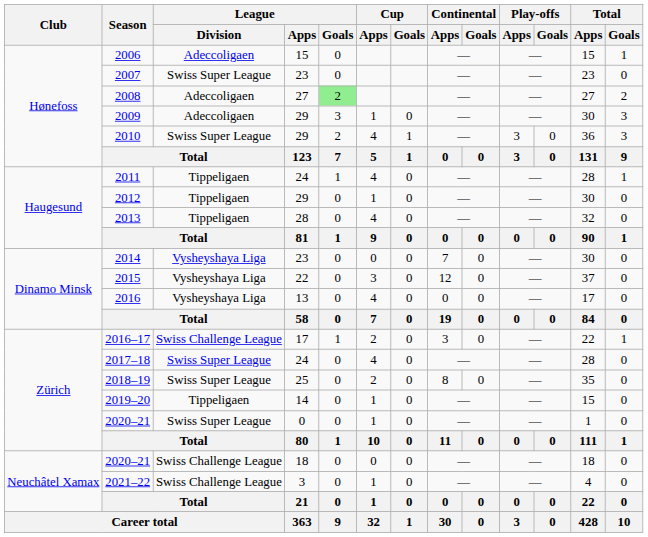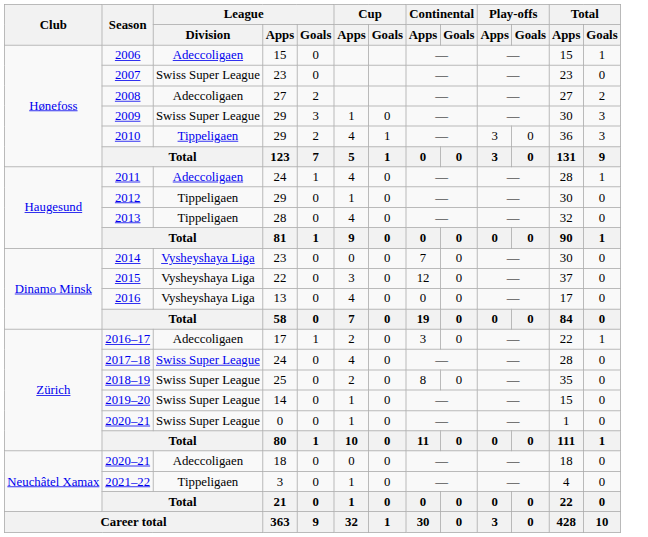(338, 95) lightgreen background -> (316, 95) no background
(219, 116) Adeccoligaen -> (208, 116) Swiss Super League
(219, 136) Swiss Super League -> (208, 136) Tippeligaen
(219, 177) Tippeligaen -> (208, 177) Adeccoligaen
(219, 339) Swiss Challenge League -> (208, 339) Adeccoligaen
(219, 400) Tippeligaen -> (208, 400) Swiss Super League
(219, 461) Swiss Challenge League -> (208, 461) Adeccoligaen
(219, 481) Swiss Challenge League -> (208, 481) Tippeligaen
